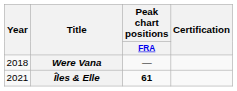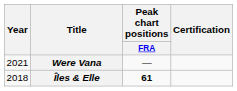(17, 62) 2018 -> (17, 62) 2021
(17, 78) 2021 -> (17, 78) 2018
